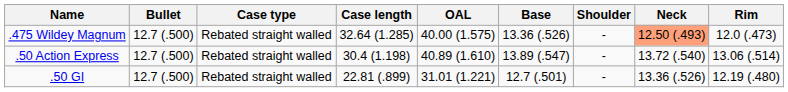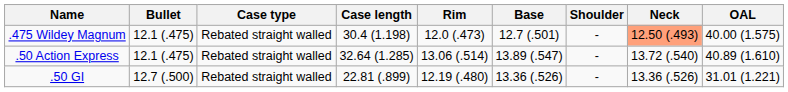columns swapped: (746, 15) <-> (458, 15)
(163, 35) 12.7 (.500) -> (163, 35) 12.1 (.475)
(377, 35) 32.64 (1.285) -> (377, 35) 30.4 (1.198)
(536, 35) 13.36 (.526) -> (529, 35) 12.7 (.501)
(163, 56) 12.7 (.500) -> (163, 56) 12.1 (.475)
(377, 56) 30.4 (1.198) -> (377, 56) 32.64 (1.285)
(536, 77) 12.7 (.501) -> (529, 77) 13.36 (.526)
